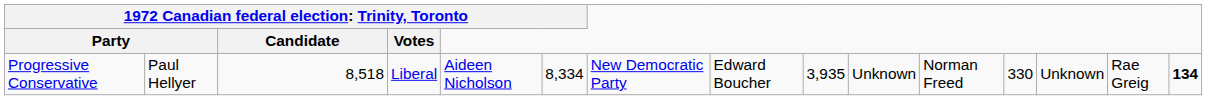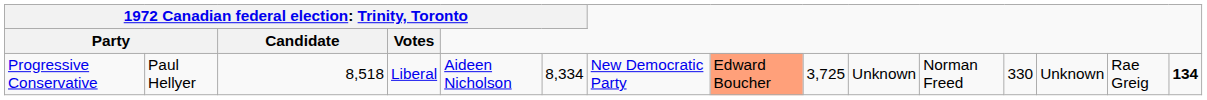(742, 74) no background -> (742, 74) lightsalmon background
(826, 74) 3,935 -> (826, 74) 3,725
